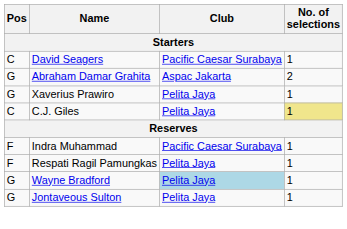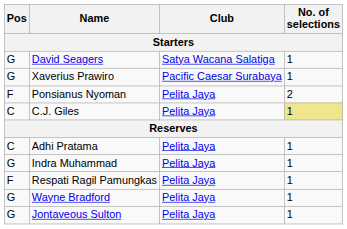(11, 59) C -> (11, 59) G
(222, 59) Pacific Caesar Surabaya -> (218, 59) Satya Wacana Salatiga
- row: (91, 77)
(189, 94) Pelita Jaya -> (222, 77) Pacific Caesar Surabaya
+ row: (79, 94)
+ row: (65, 146)
(10, 146) F -> (11, 163) G
(222, 146) Pacific Caesar Surabaya -> (189, 163) Pelita Jaya
(189, 180) lightblue background -> (189, 197) no background
